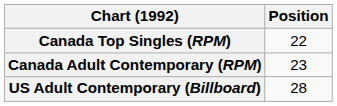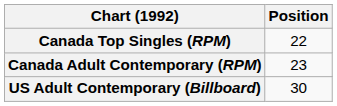(299, 88) 28 -> (299, 88) 30
